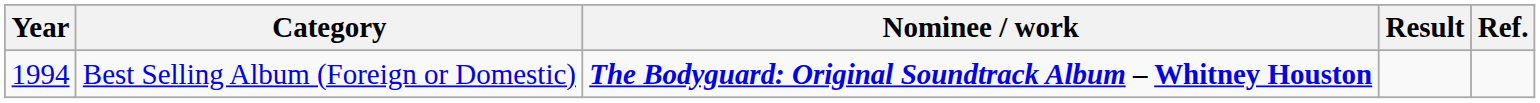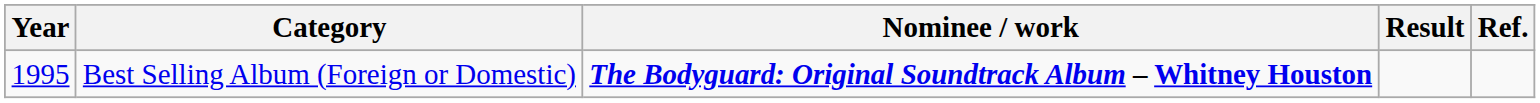(41, 73) 1994 -> (41, 73) 1995
